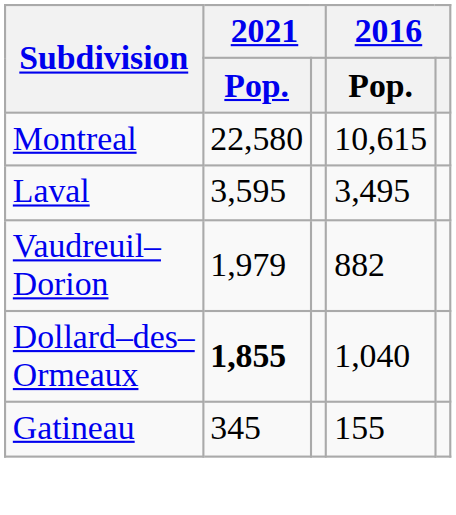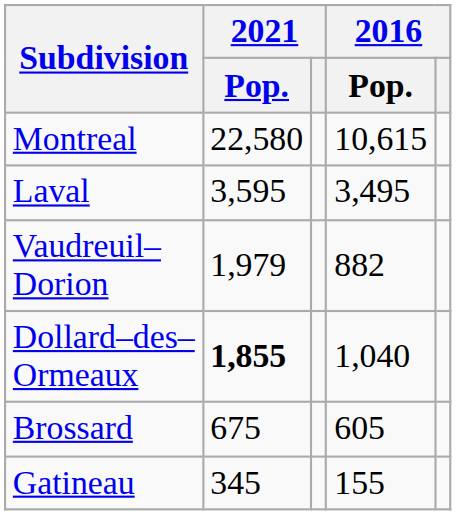+ row: (73, 428)
